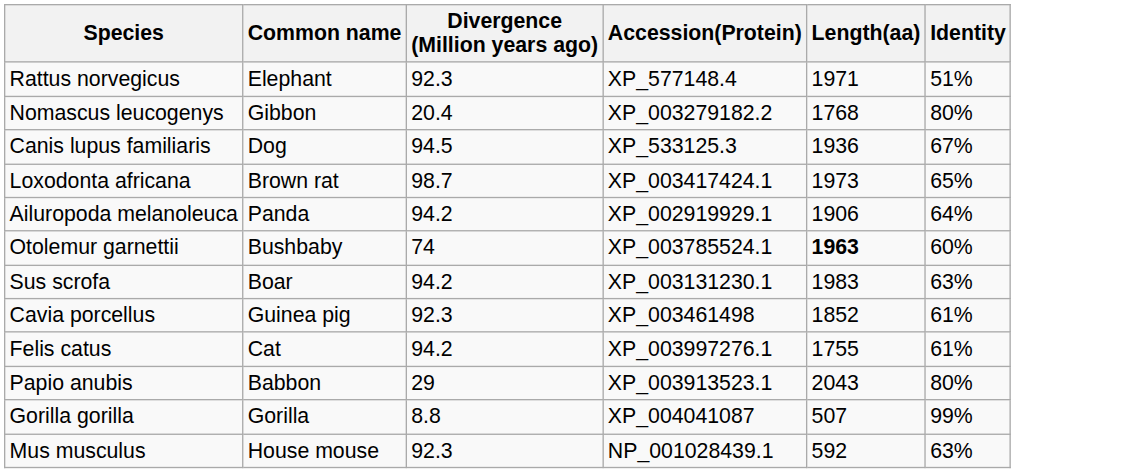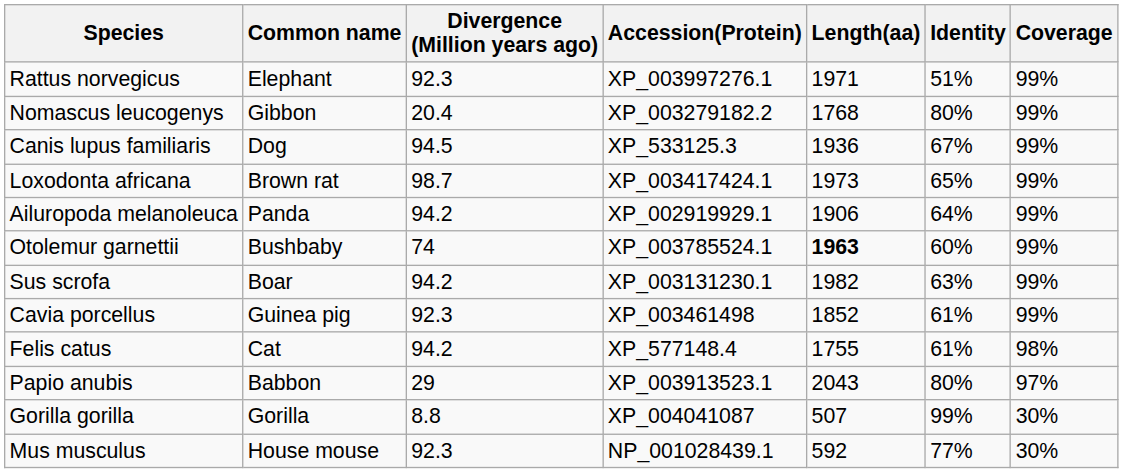+ column: (1064, 33)
(672, 79) XP_577148.4 -> (690, 79) XP_003997276.1
(835, 281) 1983 -> (835, 281) 1982
(690, 349) XP_003997276.1 -> (672, 349) XP_577148.4
(951, 450) 63% -> (951, 450) 77%
